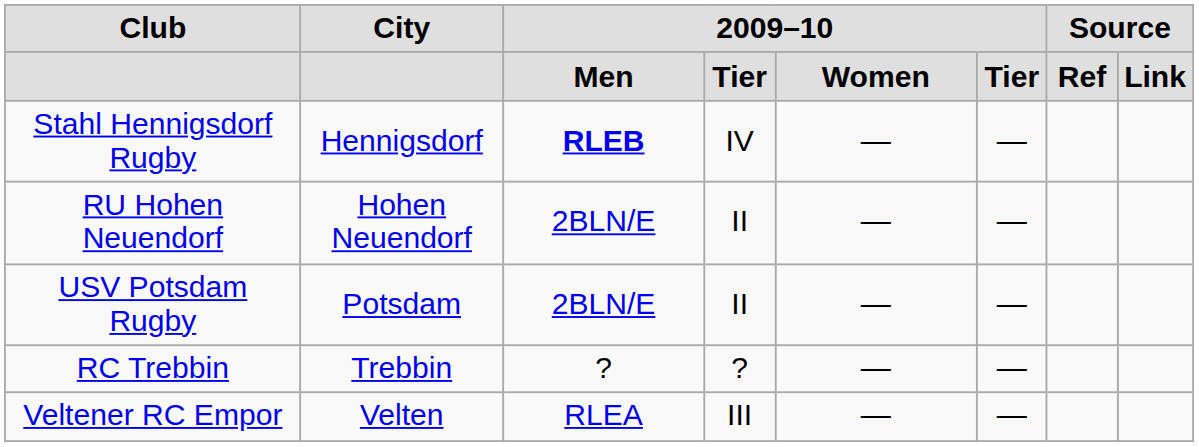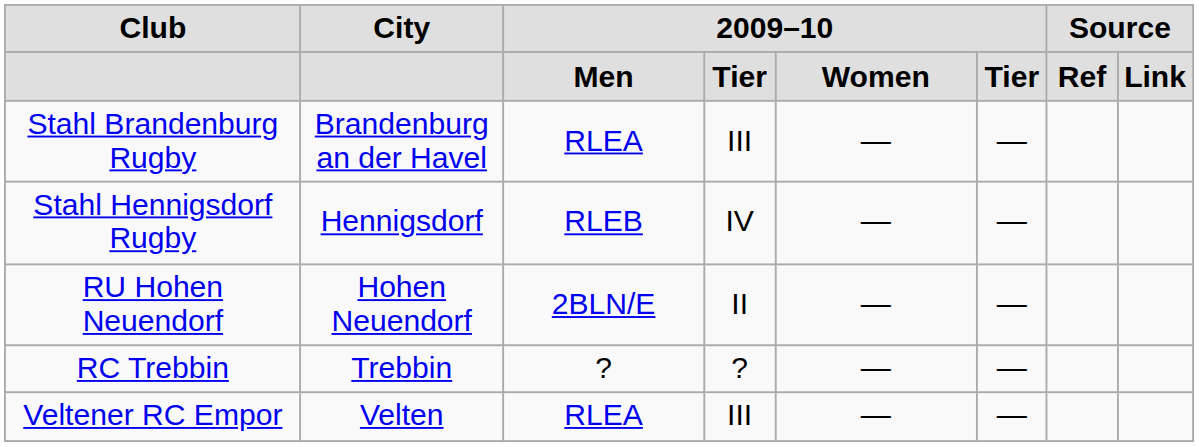+ row: (153, 140)
(604, 140) bold -> (604, 222) normal
- row: (153, 303)
